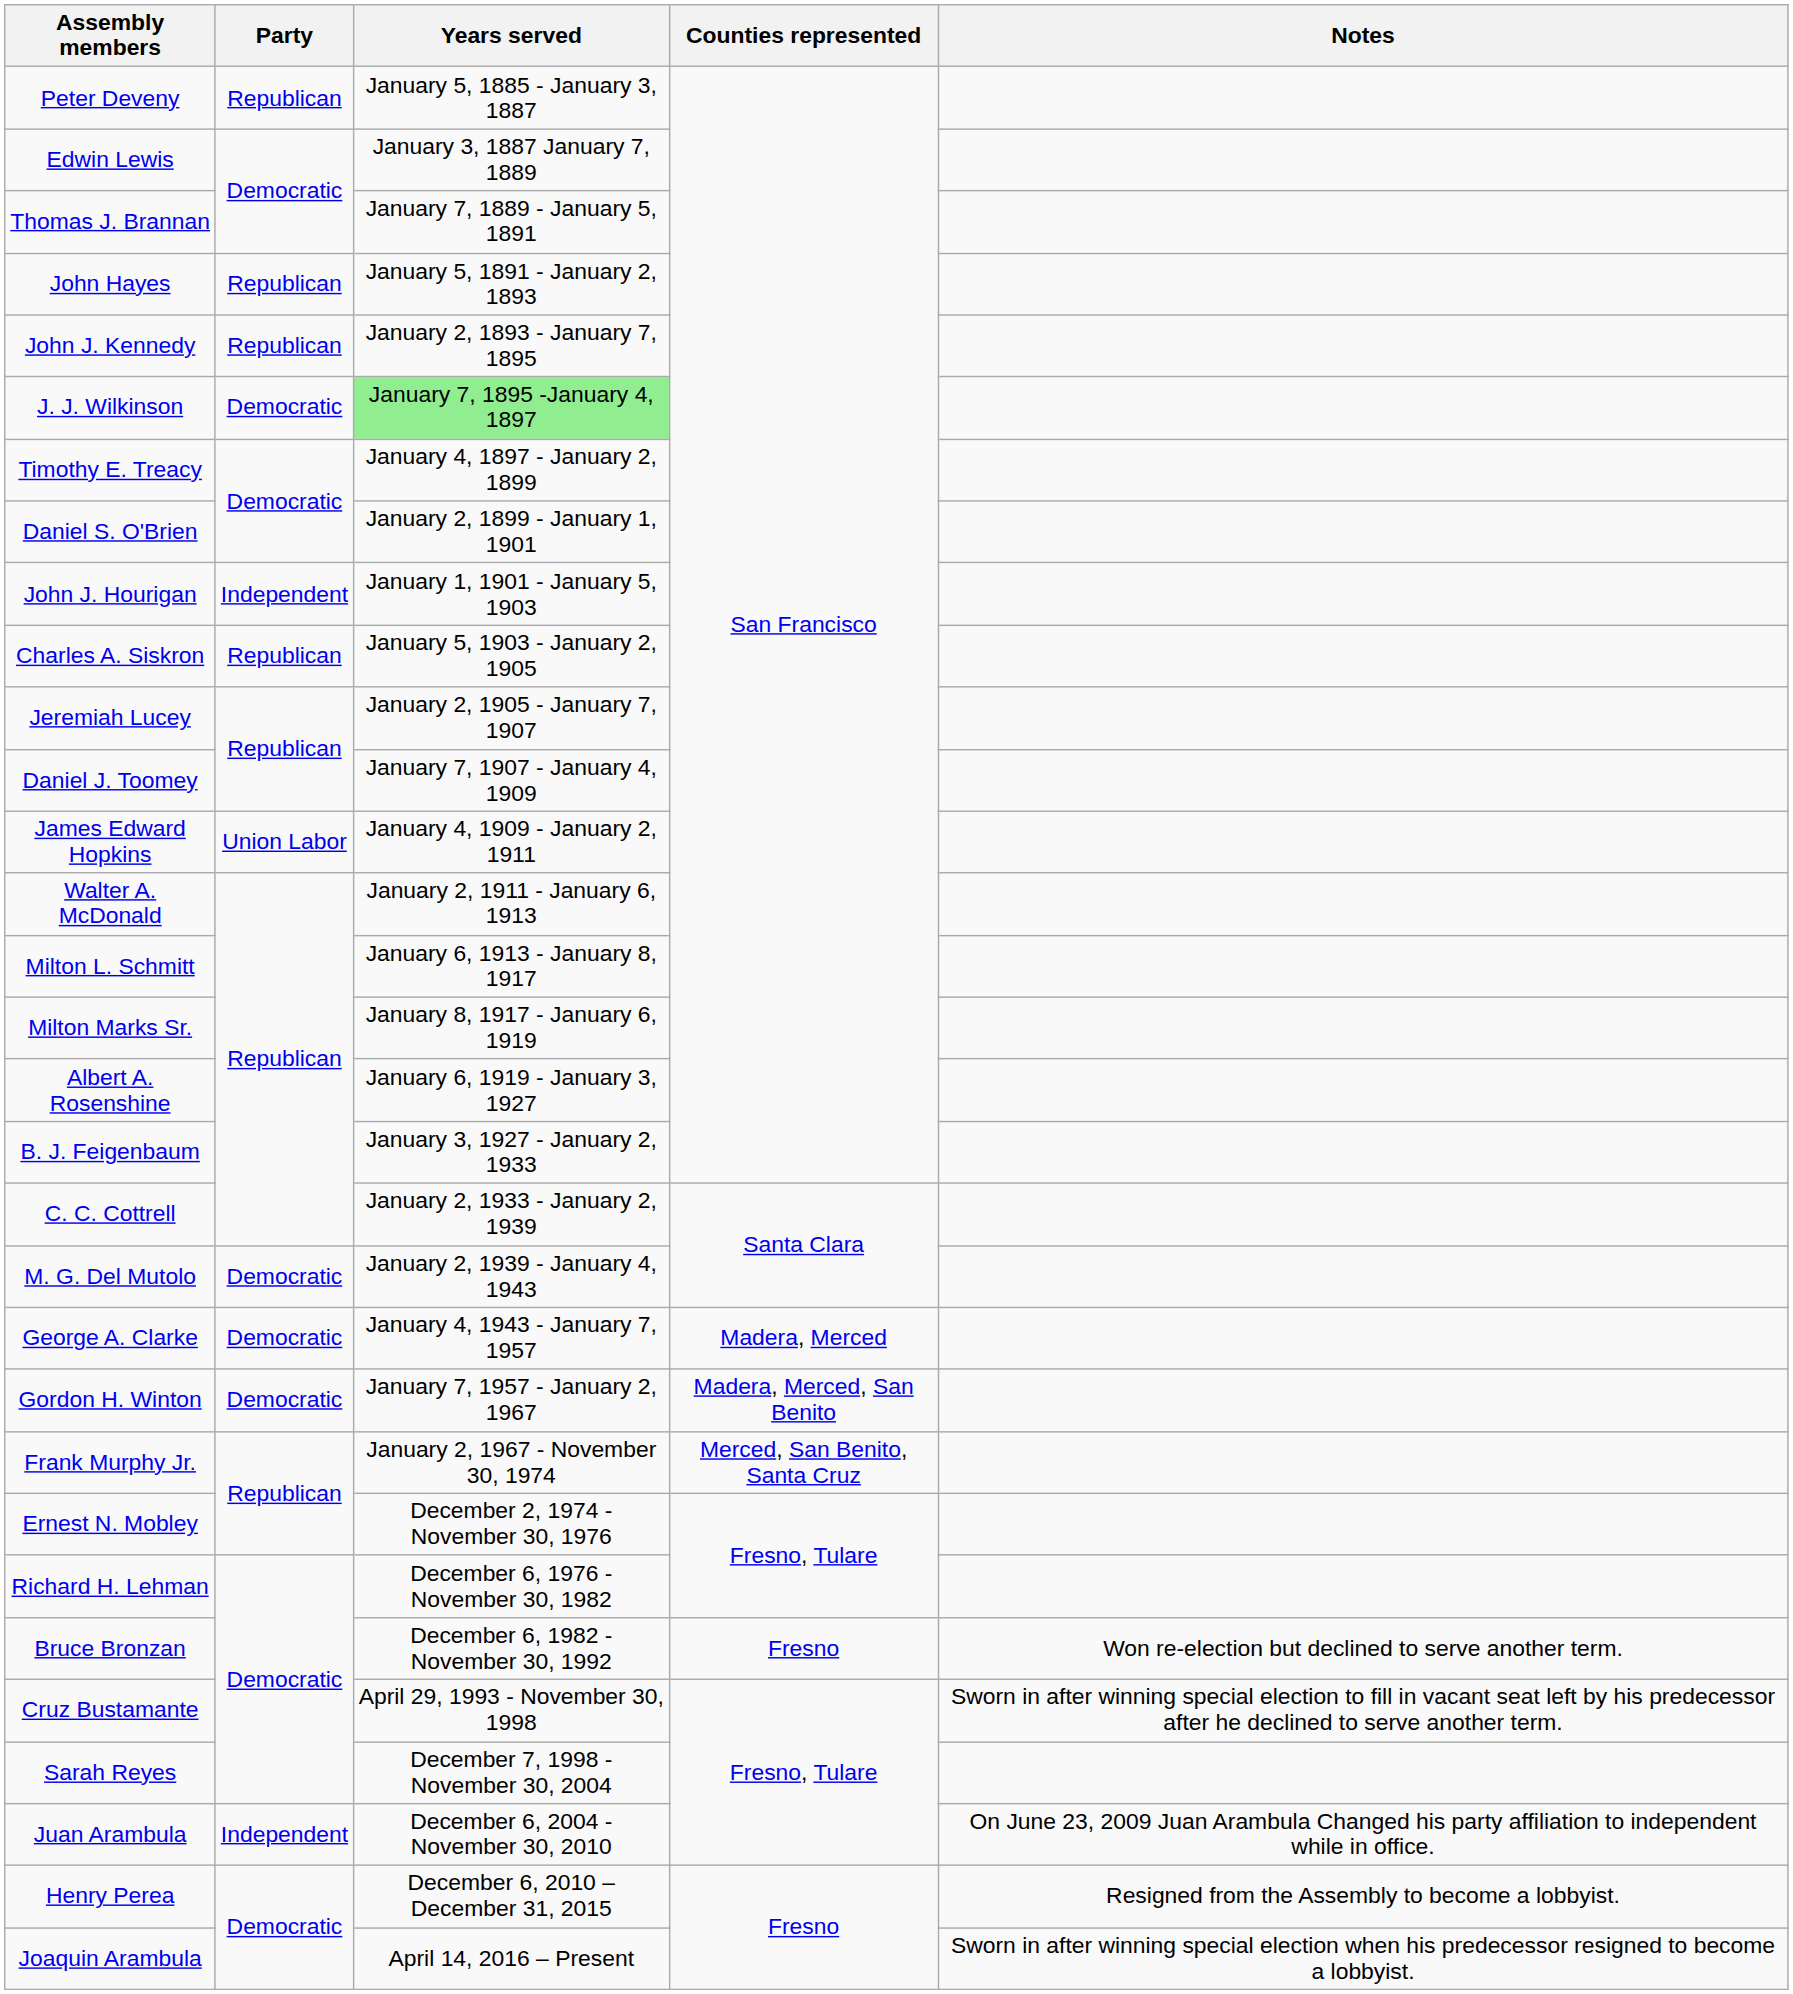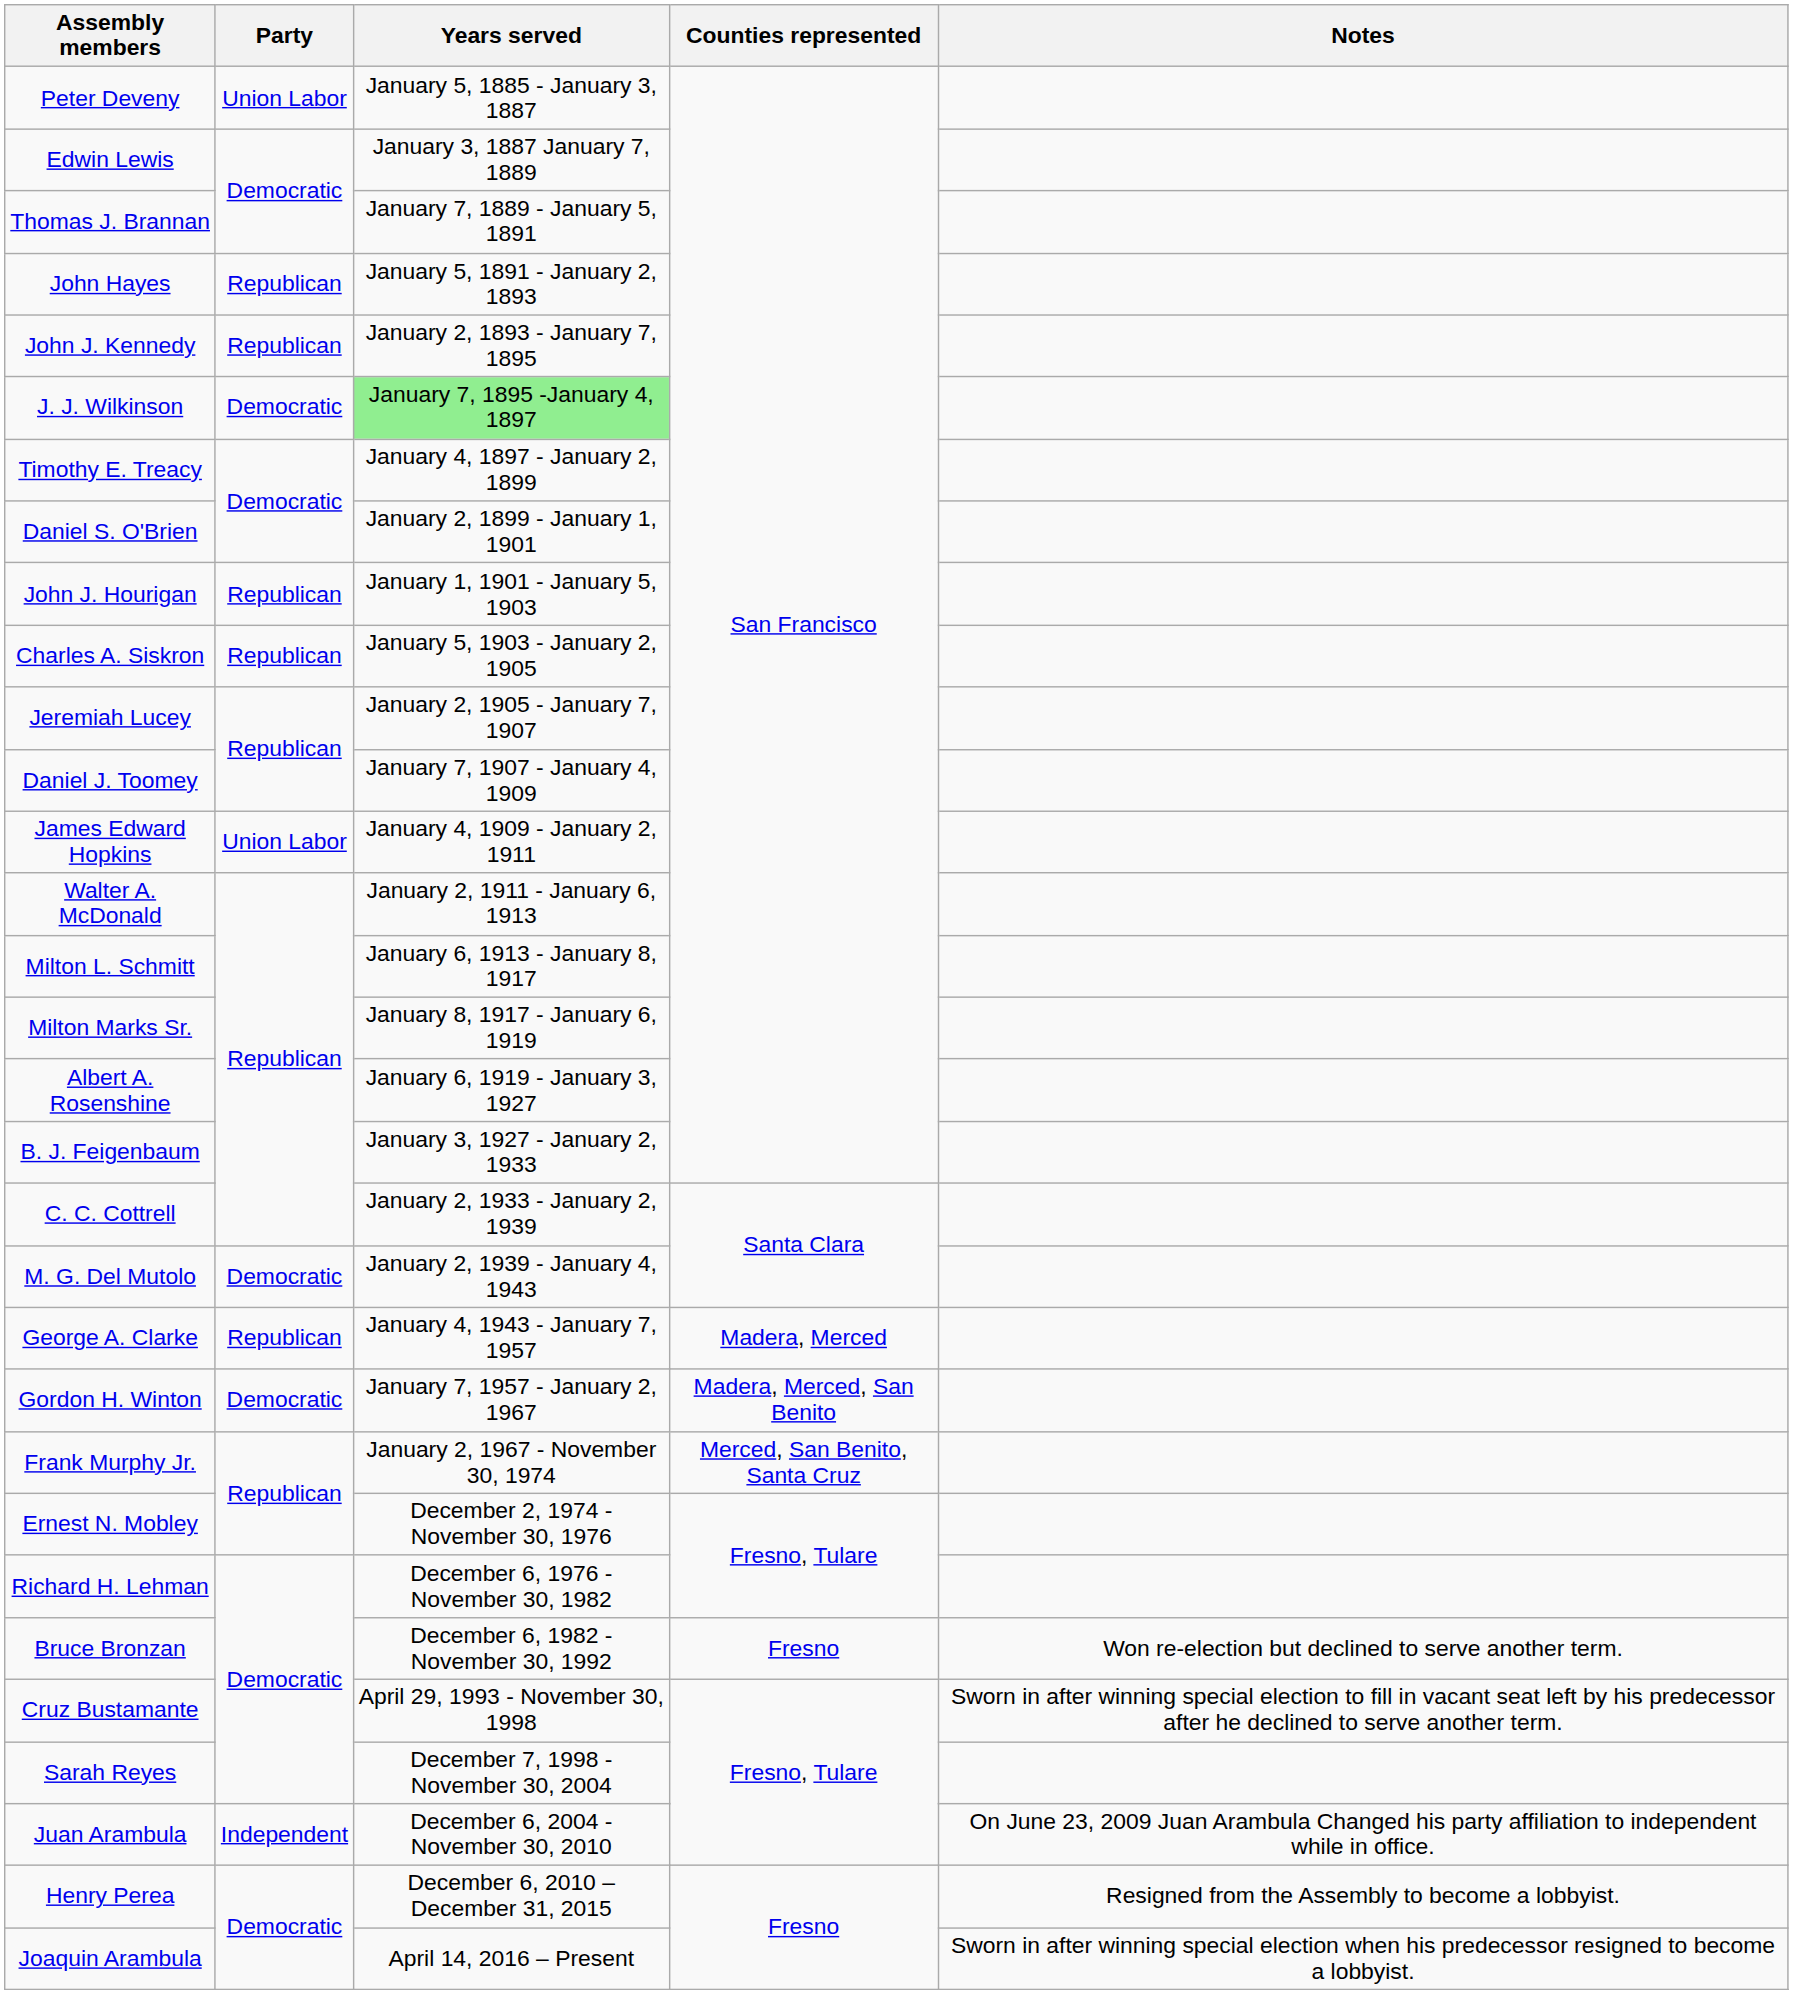(284, 97) Republican -> (284, 97) Union Labor
(284, 593) Independent -> (284, 593) Republican
(284, 1338) Democratic -> (284, 1338) Republican
